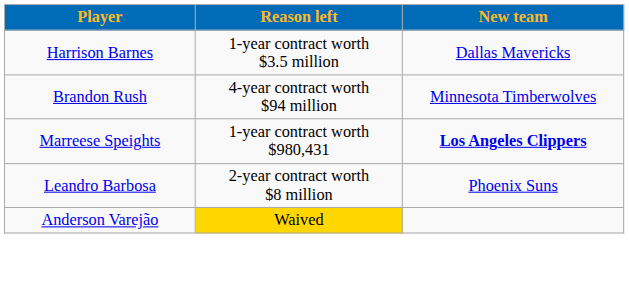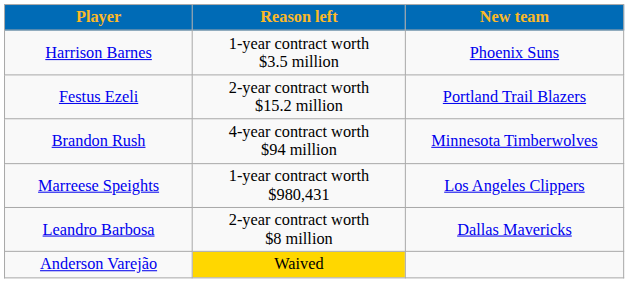(513, 52) Dallas Mavericks -> (514, 52) Phoenix Suns
+ row: (99, 96)
(513, 140) bold -> (514, 185) normal
(513, 185) Phoenix Suns -> (514, 229) Dallas Mavericks
